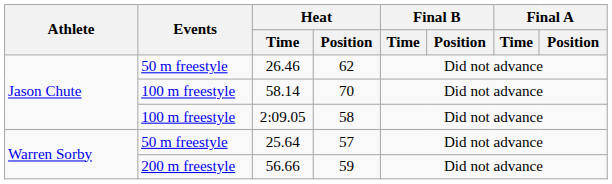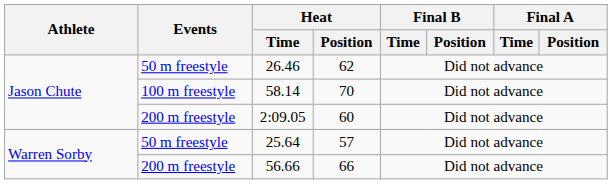(188, 117) 100 m freestyle -> (188, 117) 200 m freestyle
(346, 117) 58 -> (346, 117) 60
(346, 166) 59 -> (346, 166) 66
